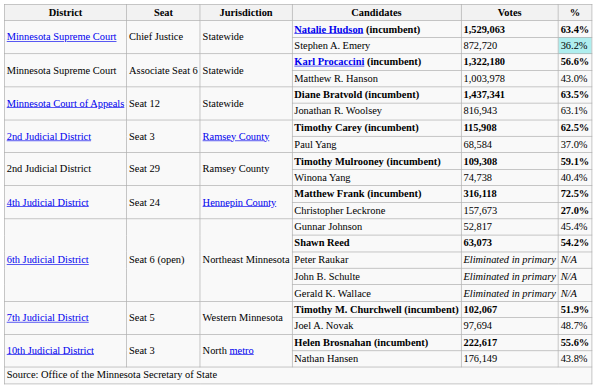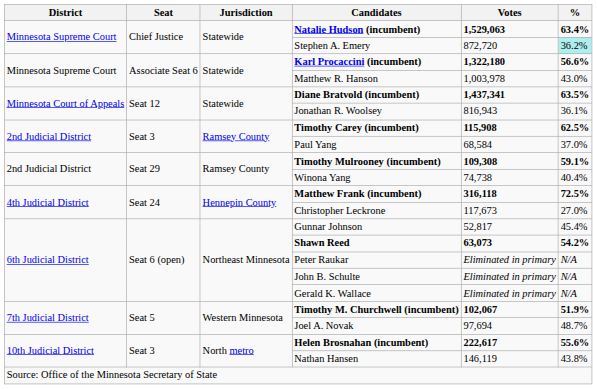(574, 111) 63.1% -> (574, 111) 36.1%
(480, 210) 157,673 -> (480, 210) 117,673
(575, 210) bold -> (574, 210) normal
(480, 359) 176,149 -> (480, 359) 146,119
